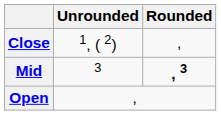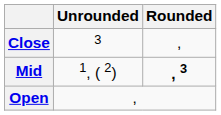(98, 43) 1, ( 2) -> (98, 40) 3
(98, 68) 3 -> (98, 71) 1, ( 2)
